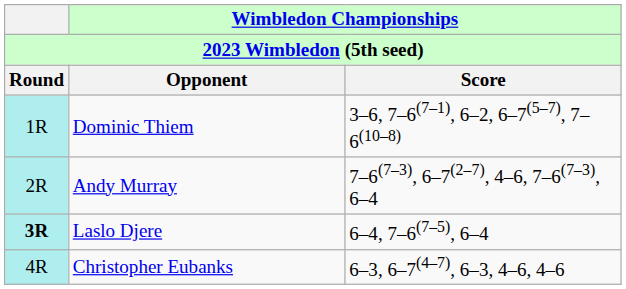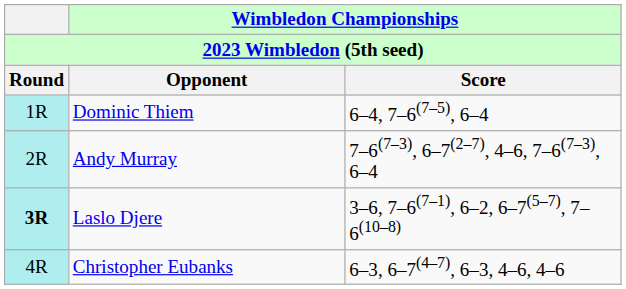(469, 126) 3–6, 7–6(7–1), 6–2, 6–7(5–7), 7–6(10–8) -> (419, 112) 6–4, 7–6(7–5), 6–4
(419, 231) 6–4, 7–6(7–5), 6–4 -> (469, 218) 3–6, 7–6(7–1), 6–2, 6–7(5–7), 7–6(10–8)
